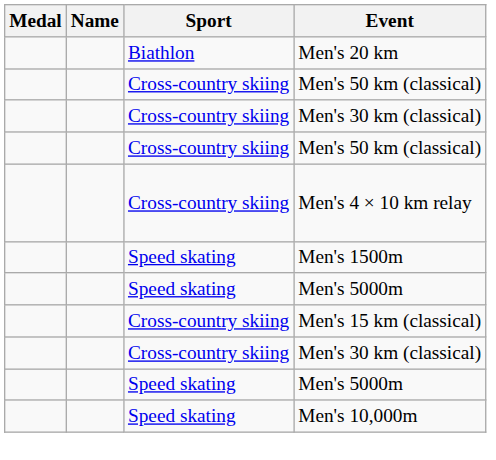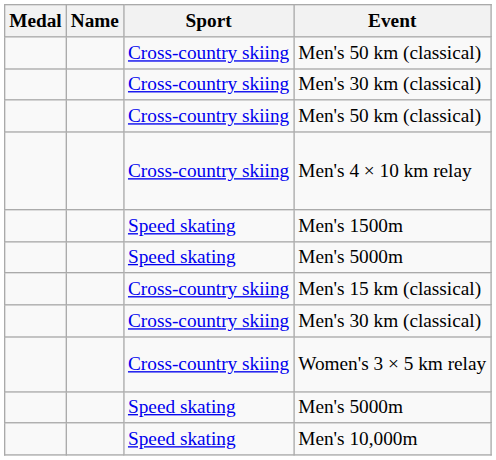- row: (161, 52)
+ row: (209, 364)
